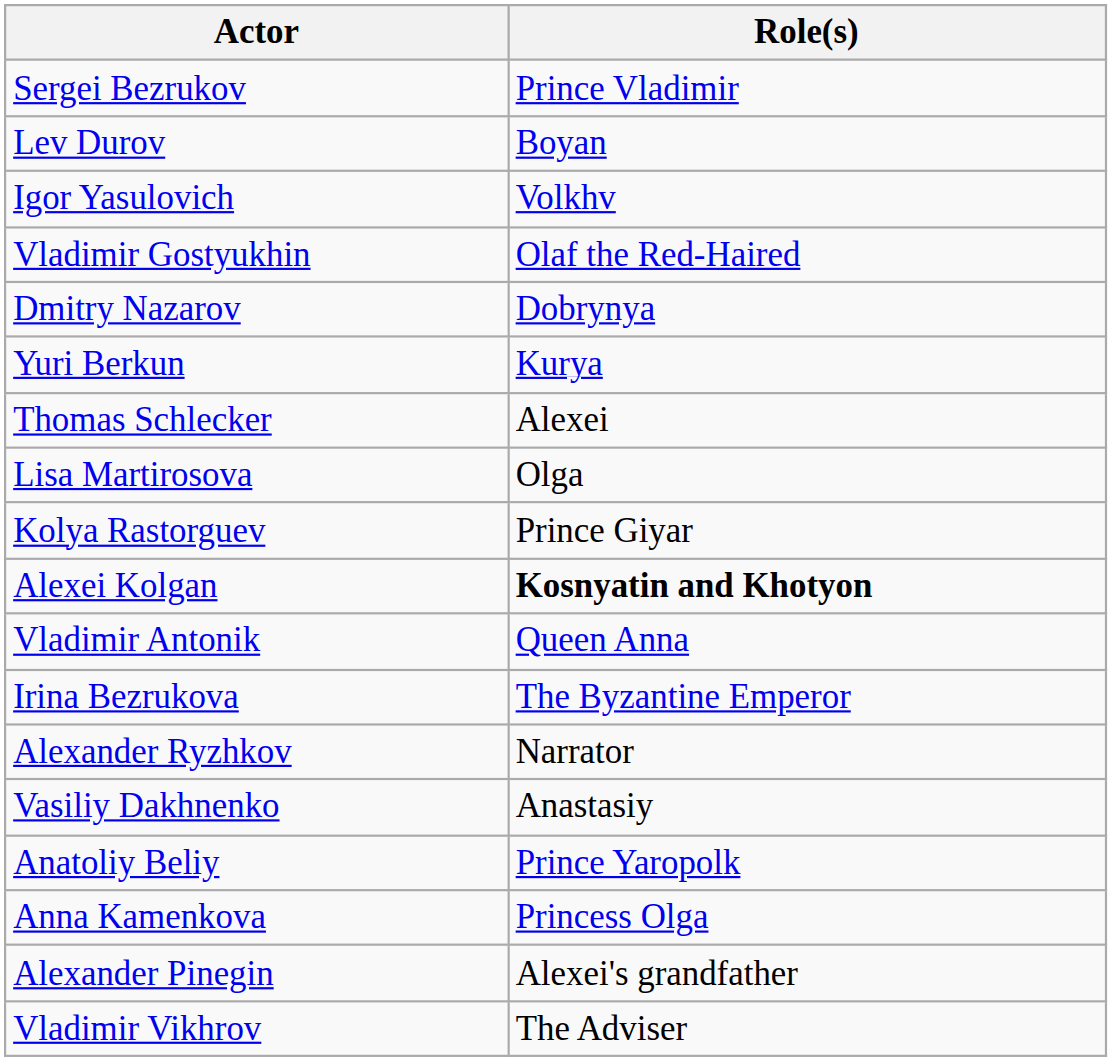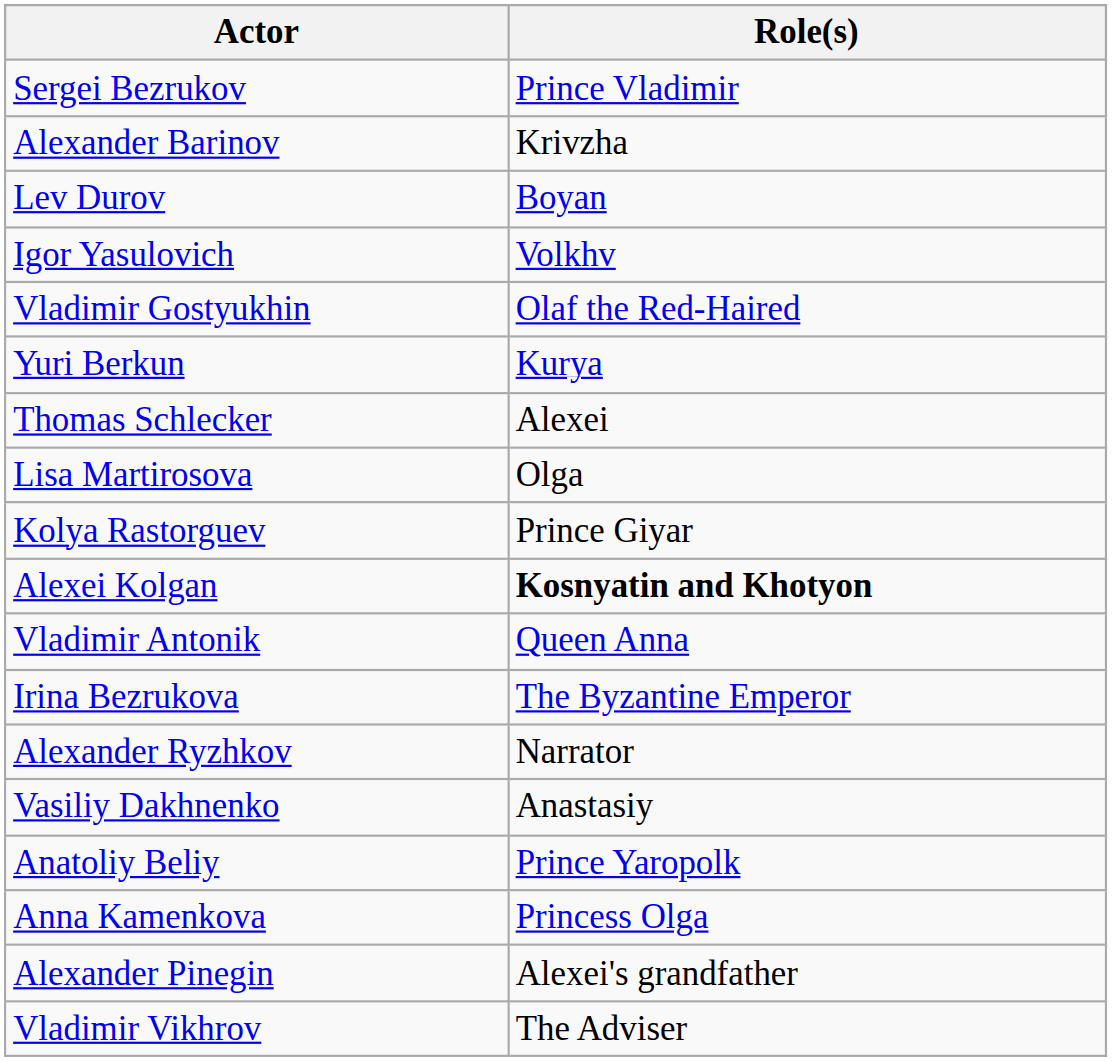+ row: (146, 142)
- row: (127, 308)
